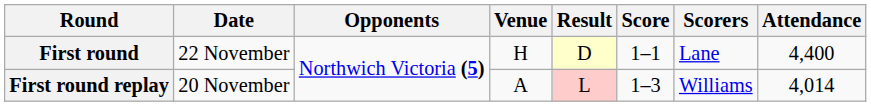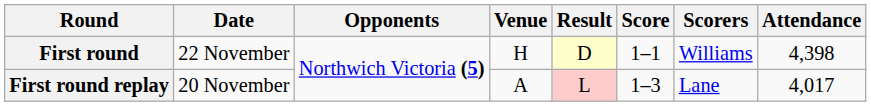(699, 52) Lane -> (716, 52) Williams
(812, 52) 4,400 -> (812, 52) 4,398
(716, 85) Williams -> (699, 85) Lane
(812, 85) 4,014 -> (812, 85) 4,017
